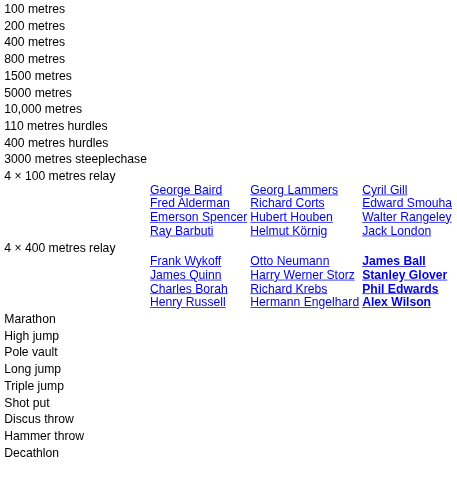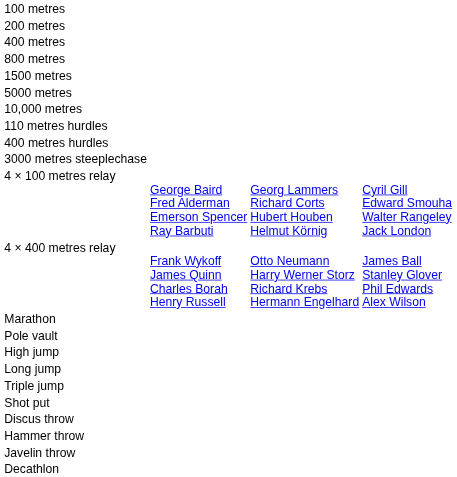(405, 282) bold -> (402, 282) normal
rows swapped: (32, 336) <-> (31, 352)
+ row: (40, 453)
